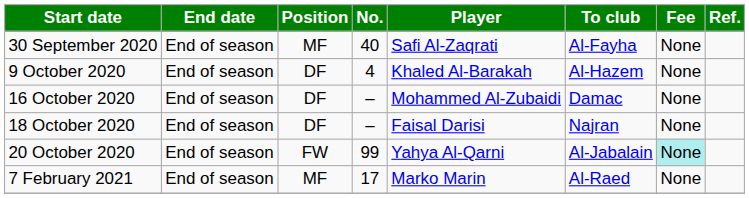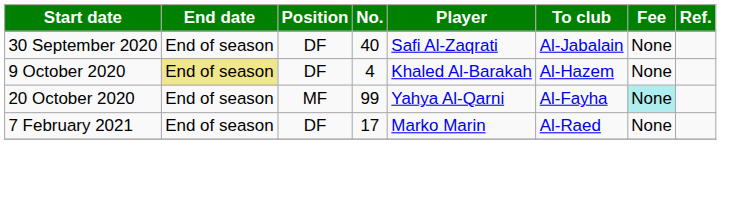(315, 44) MF -> (315, 44) DF
(603, 44) Al-Fayha -> (582, 44) Al-Jabalain
(219, 71) no background -> (219, 71) khaki background
- row: (72, 98)
- row: (72, 125)
(315, 152) FW -> (315, 98) MF
(611, 152) Al-Jabalain -> (574, 98) Al-Fayha
(315, 179) MF -> (315, 125) DF
